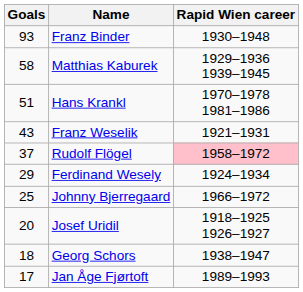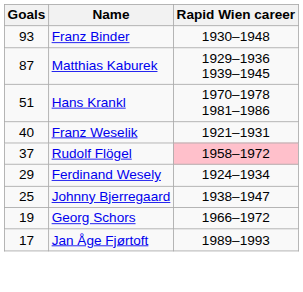(26, 66) 58 -> (26, 66) 87
(26, 132) 43 -> (26, 132) 40
(236, 196) 1966–1972 -> (236, 196) 1938–1947
- row: (85, 226)
(26, 255) 18 -> (26, 218) 19
(236, 255) 1938–1947 -> (236, 218) 1966–1972
